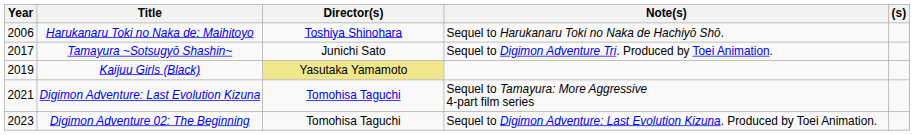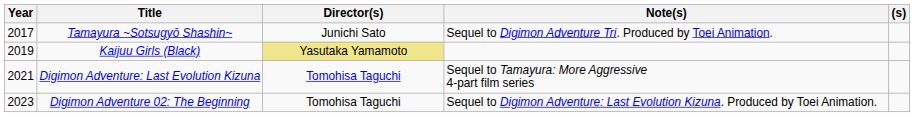- row: (150, 32)
